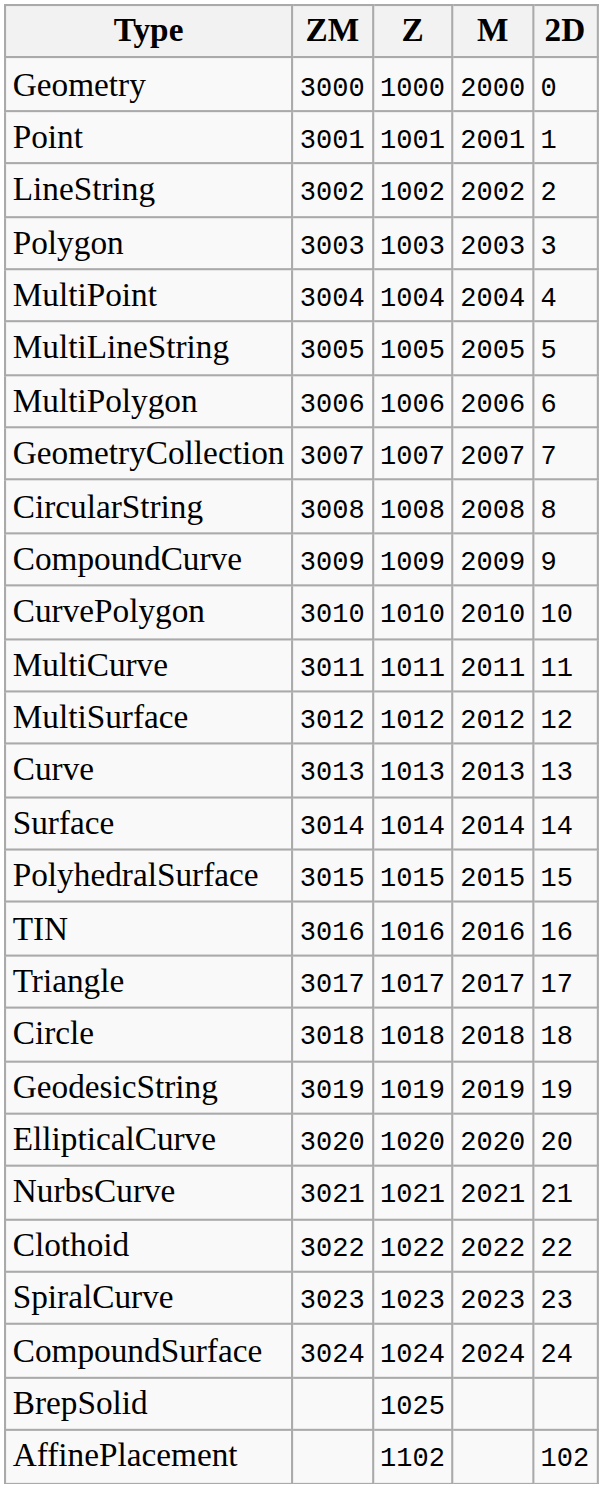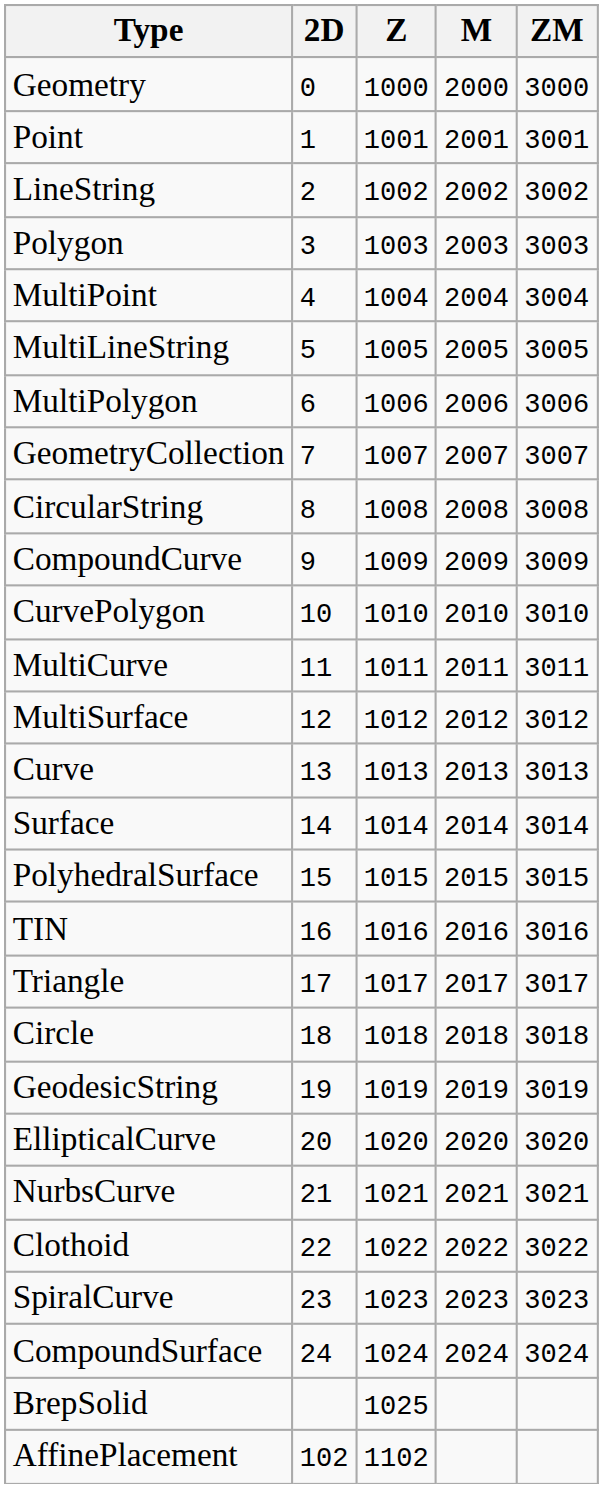columns swapped: (565, 30) <-> (332, 30)
